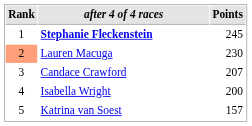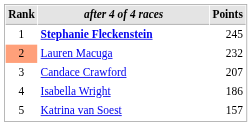(234, 53) 230 -> (234, 53) 232
(234, 92) 200 -> (234, 92) 186
